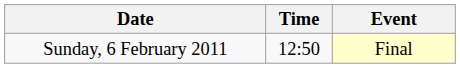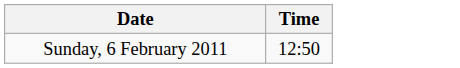- column: (394, 19)
